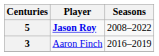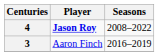(27, 28) 5 -> (27, 28) 4
